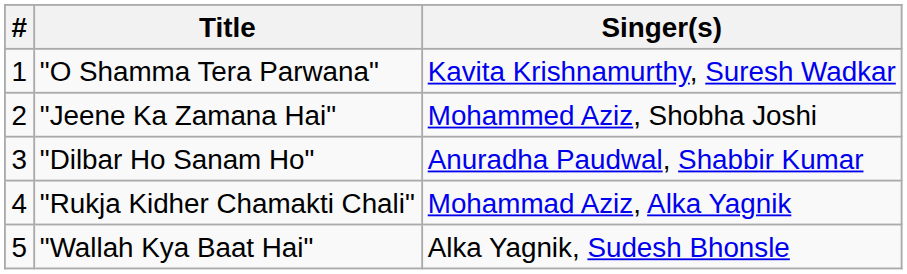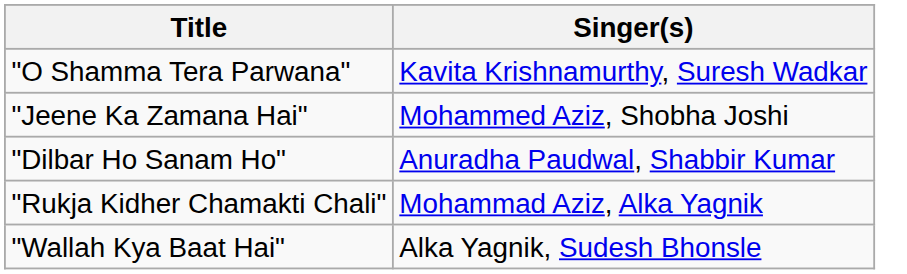- column: (19, 27)
